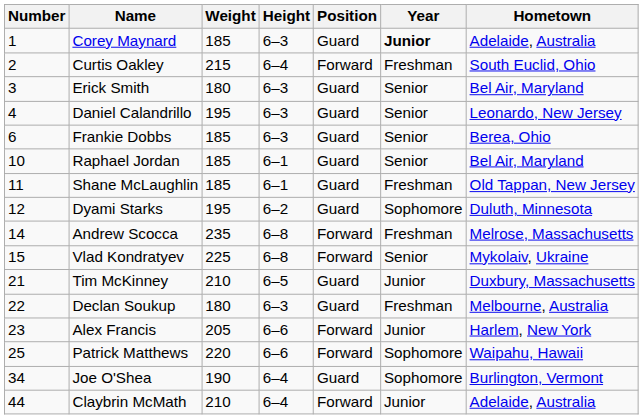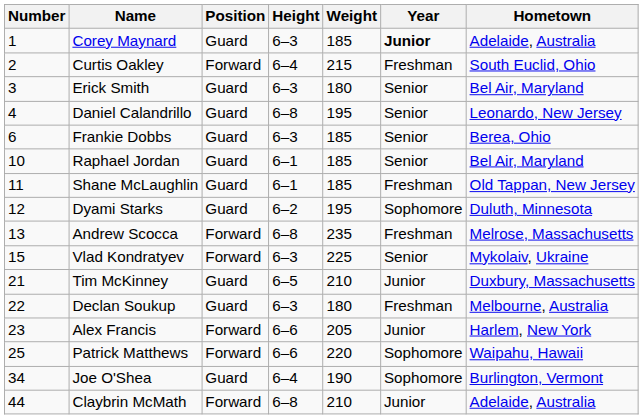columns swapped: (347, 16) <-> (231, 16)
(275, 112) 6–3 -> (285, 112) 6–8
(16, 233) 14 -> (16, 233) 13
(275, 257) 6–8 -> (285, 257) 6–3
(275, 402) 6–4 -> (285, 402) 6–8
